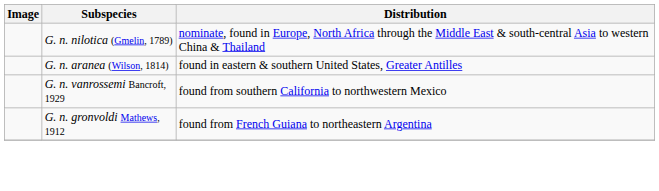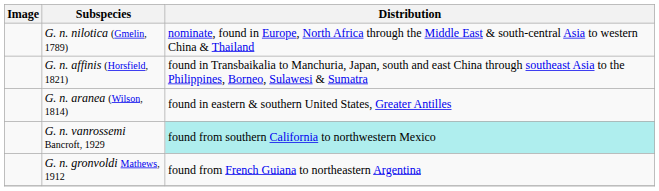+ row: (96, 72)
(313, 91) no background -> (302, 137) paleturquoise background
